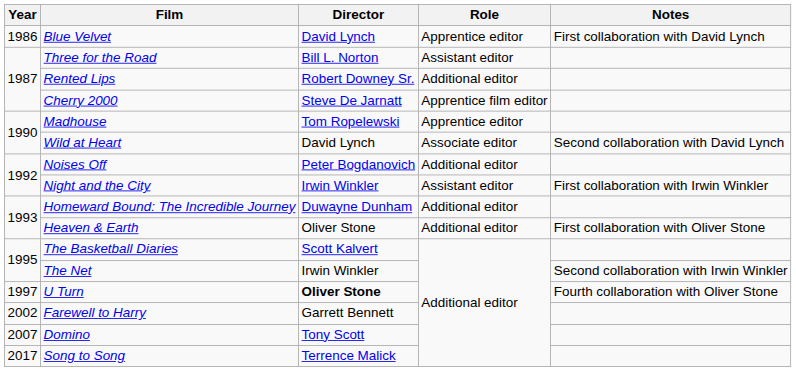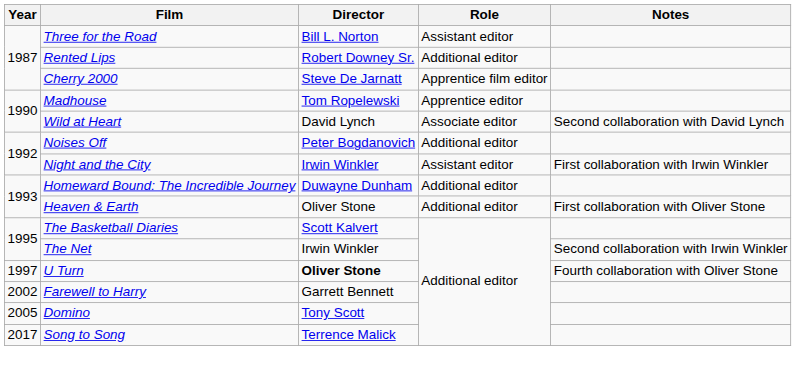- row: (77, 36)
(22, 334) 2007 -> (22, 313) 2005
